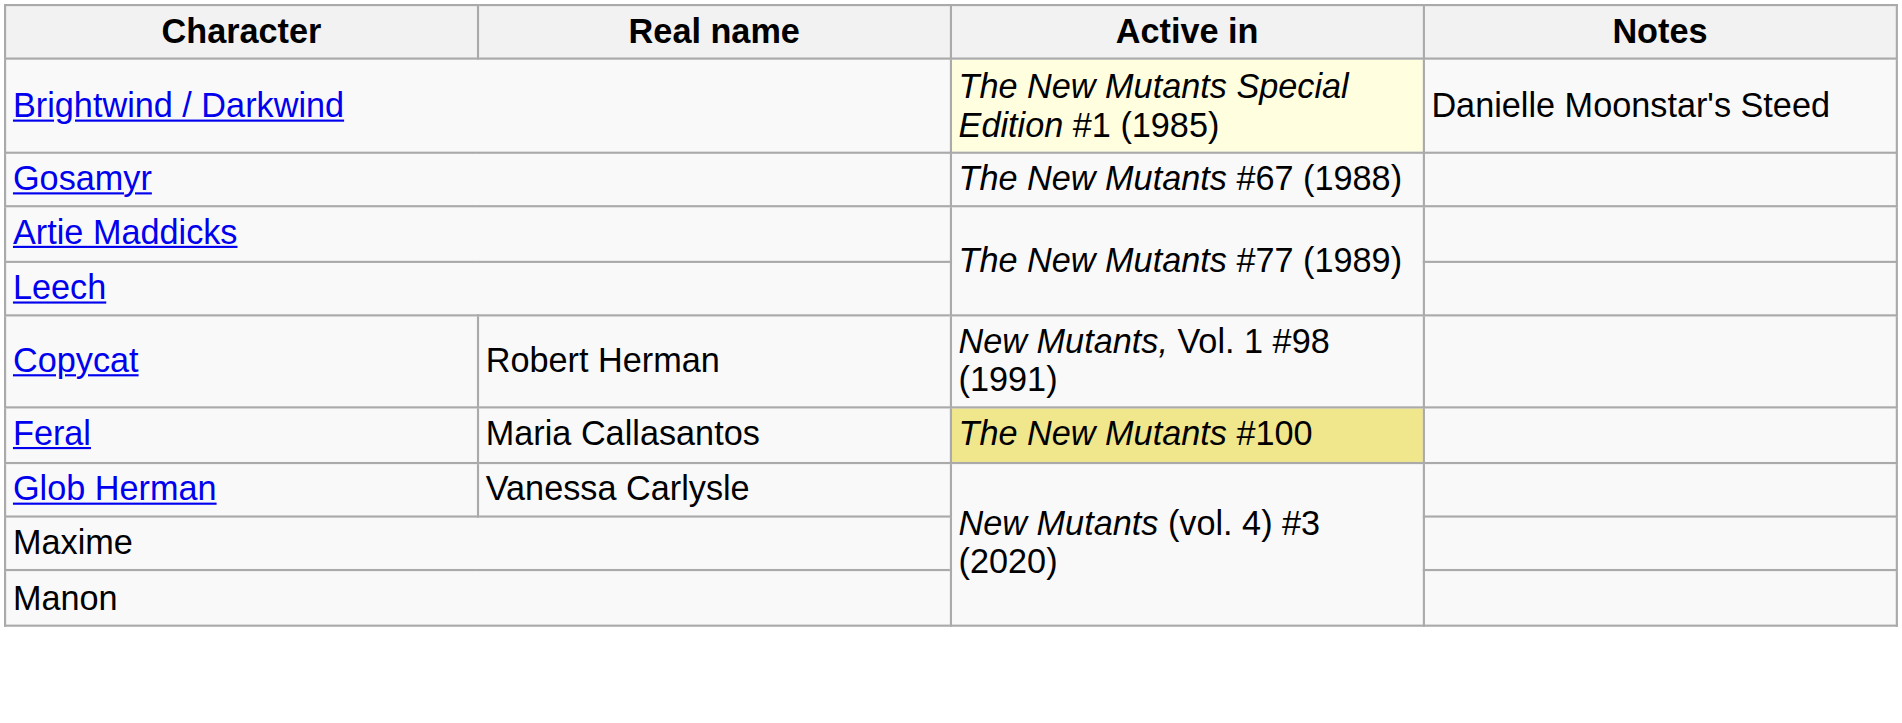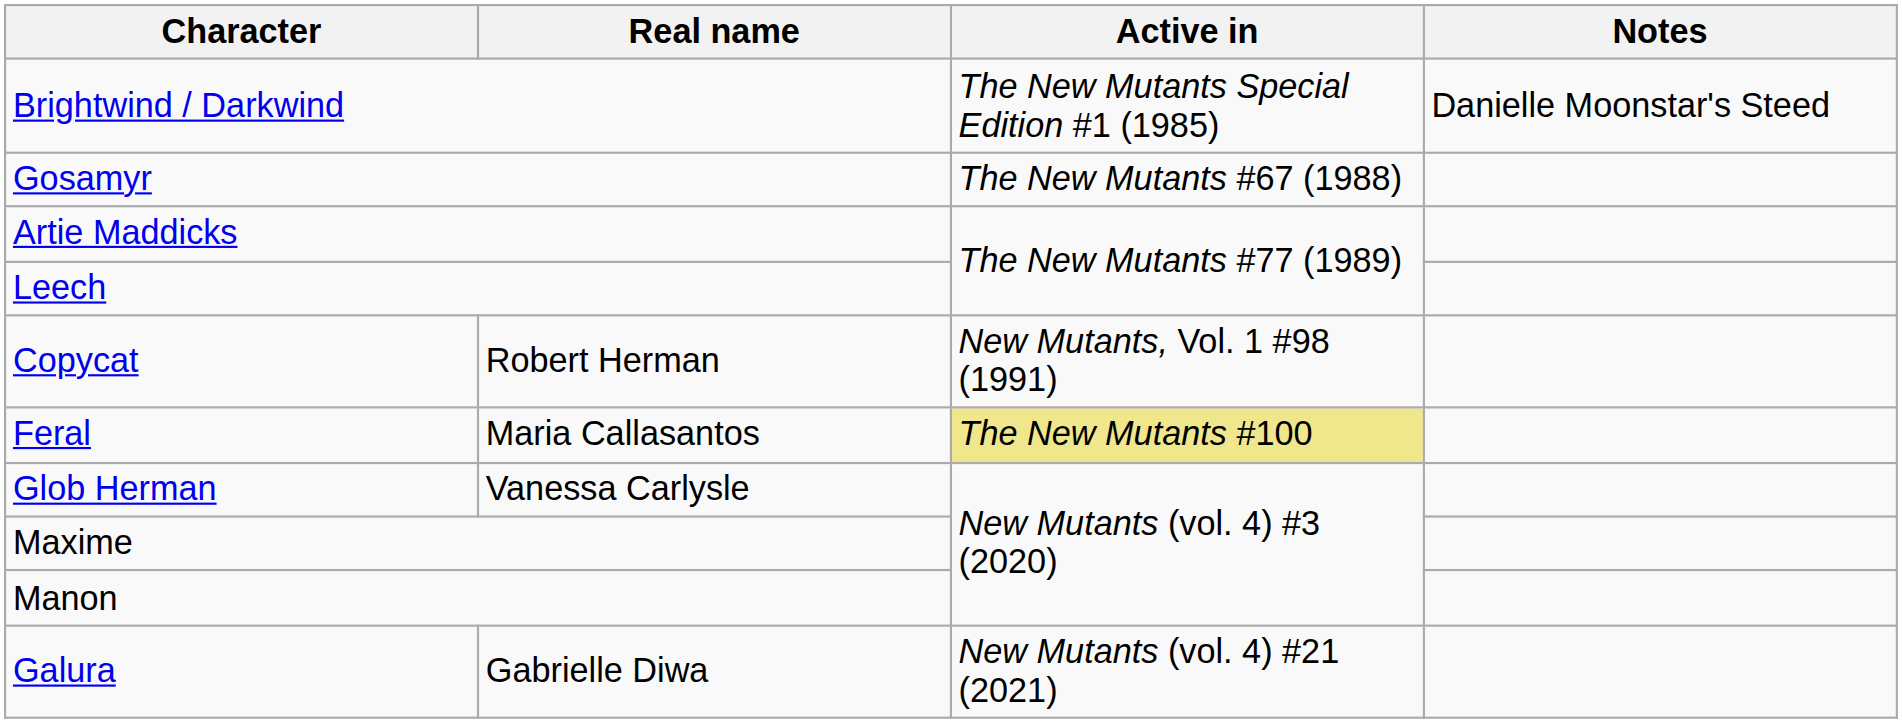(1154, 105) lightyellow background -> (1154, 105) no background
+ row: (64, 670)
